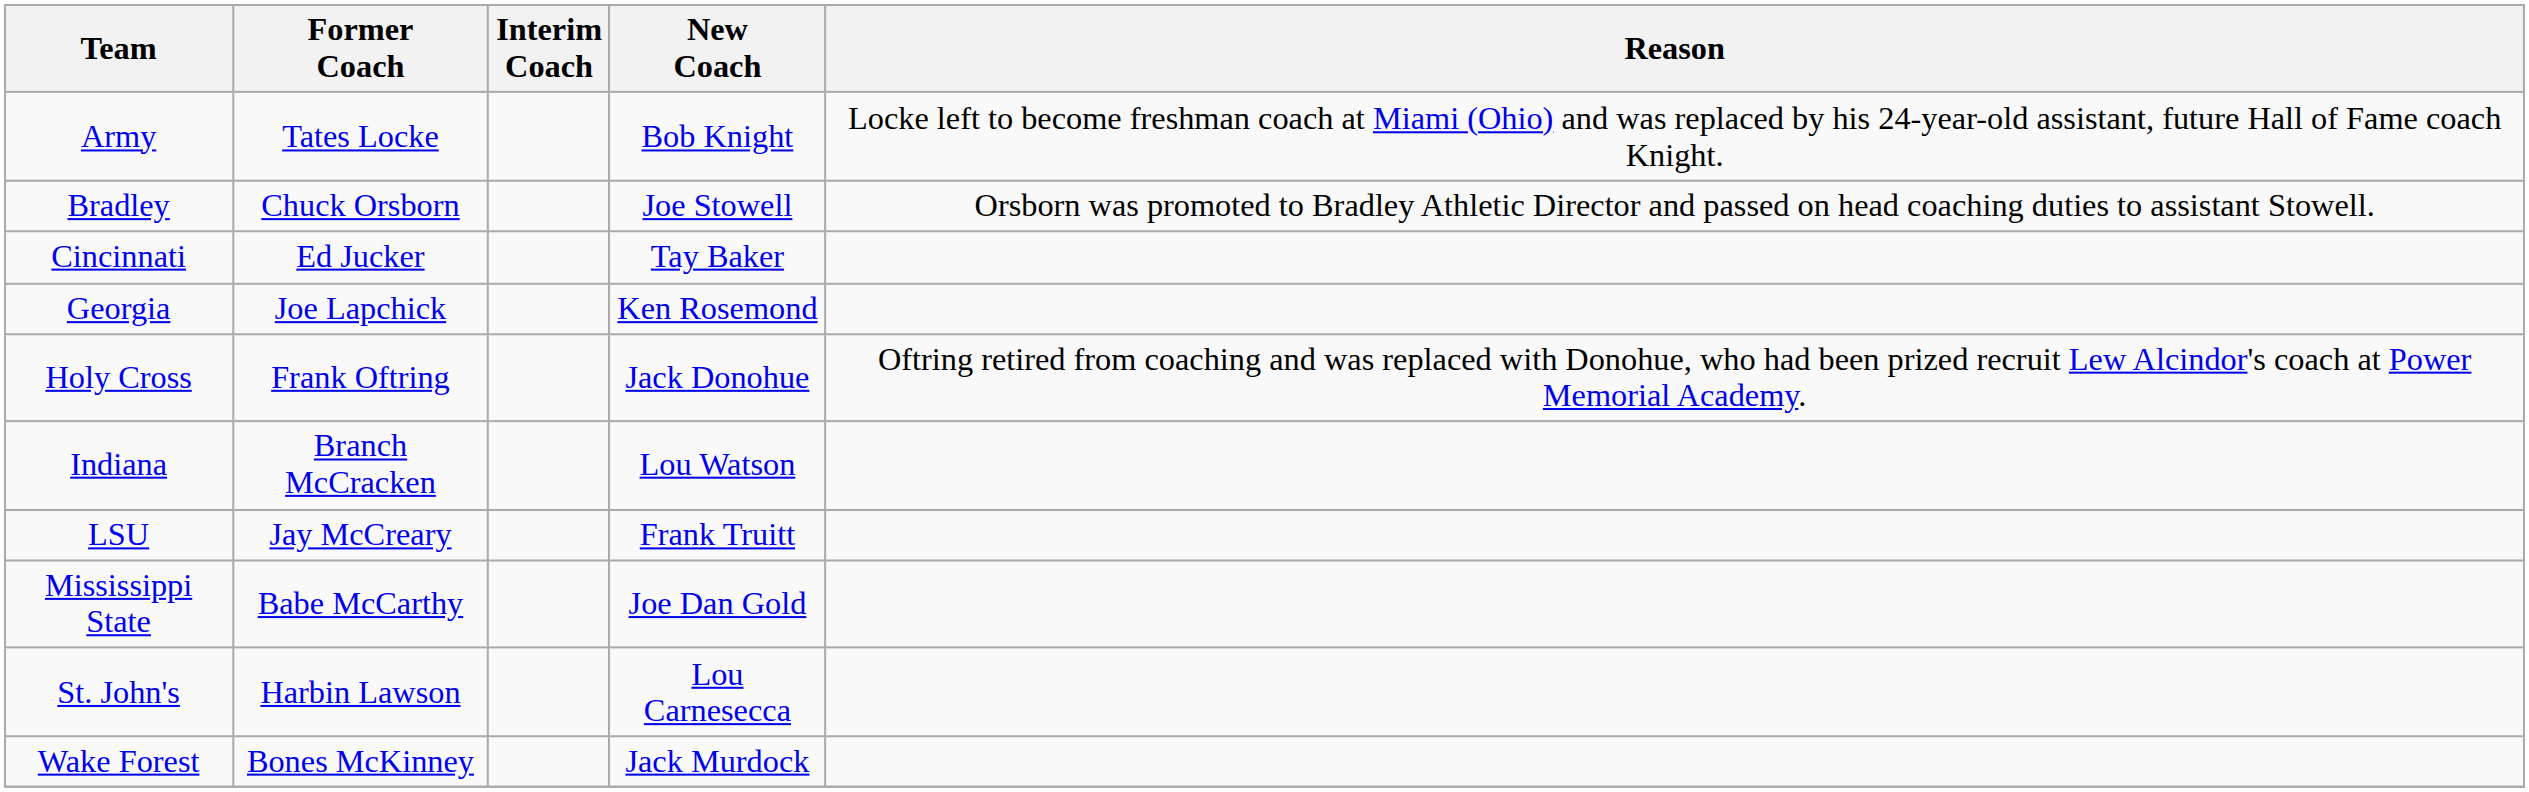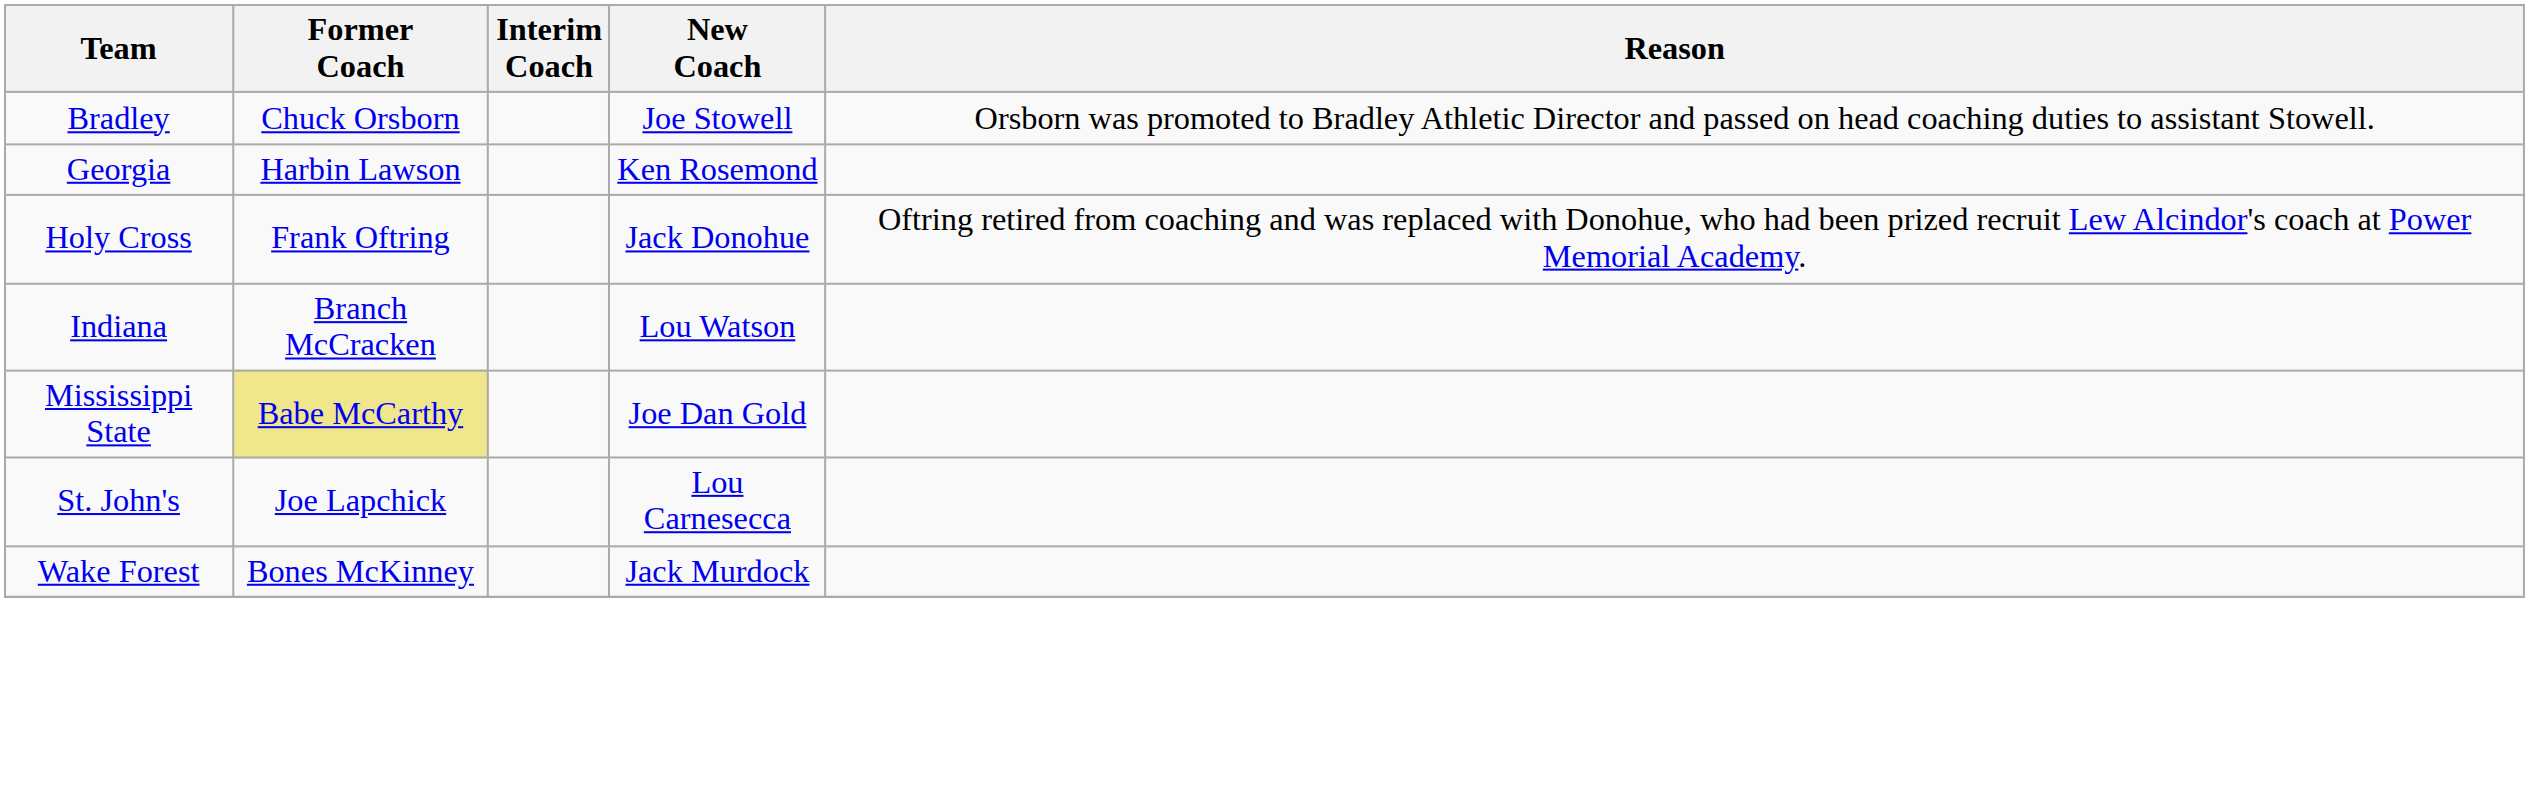- row: (119, 135)
- row: (119, 256)
(360, 307) Joe Lapchick -> (360, 169) Harbin Lawson
- row: (119, 534)
(360, 603) no background -> (360, 413) khaki background
(360, 691) Harbin Lawson -> (360, 501) Joe Lapchick
